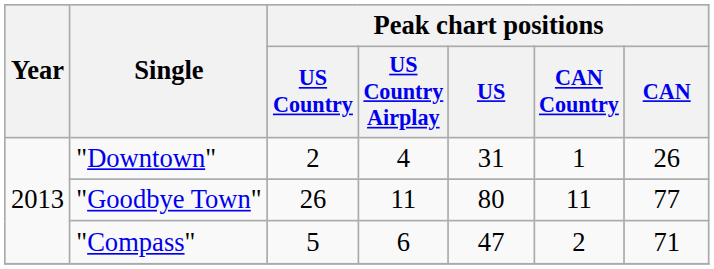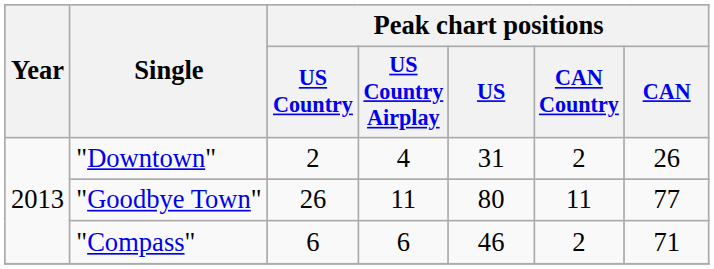(579, 157) 1 -> (579, 157) 2
(313, 242) 5 -> (313, 242) 6
(491, 242) 47 -> (491, 242) 46
